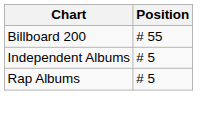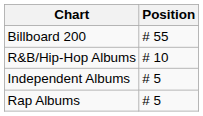+ row: (72, 57)
